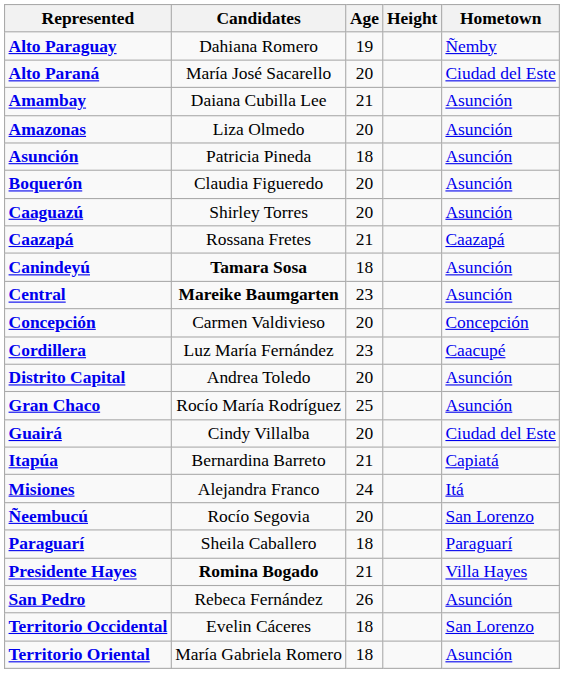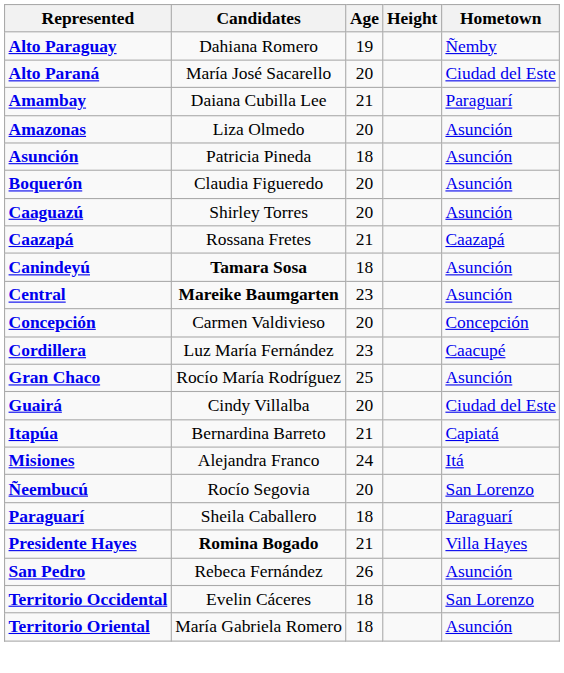(479, 101) Asunción -> (479, 101) Paraguarí
- row: (67, 377)
